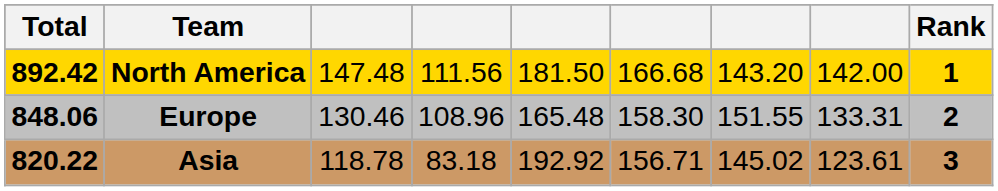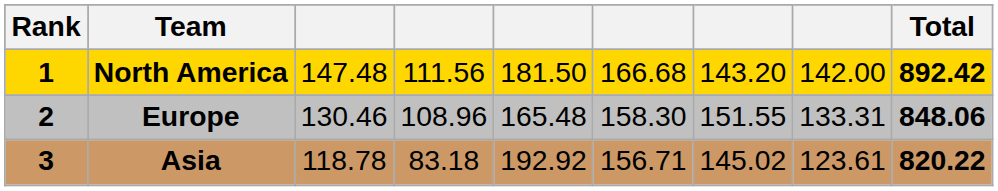columns swapped: (951, 26) <-> (55, 26)
